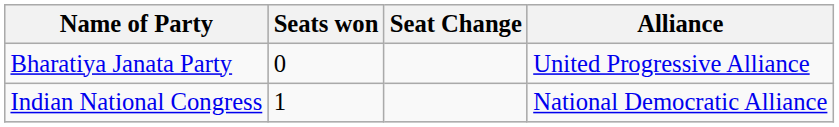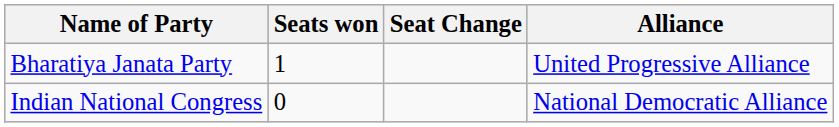(280, 63) 0 -> (280, 63) 1
(280, 102) 1 -> (280, 102) 0
